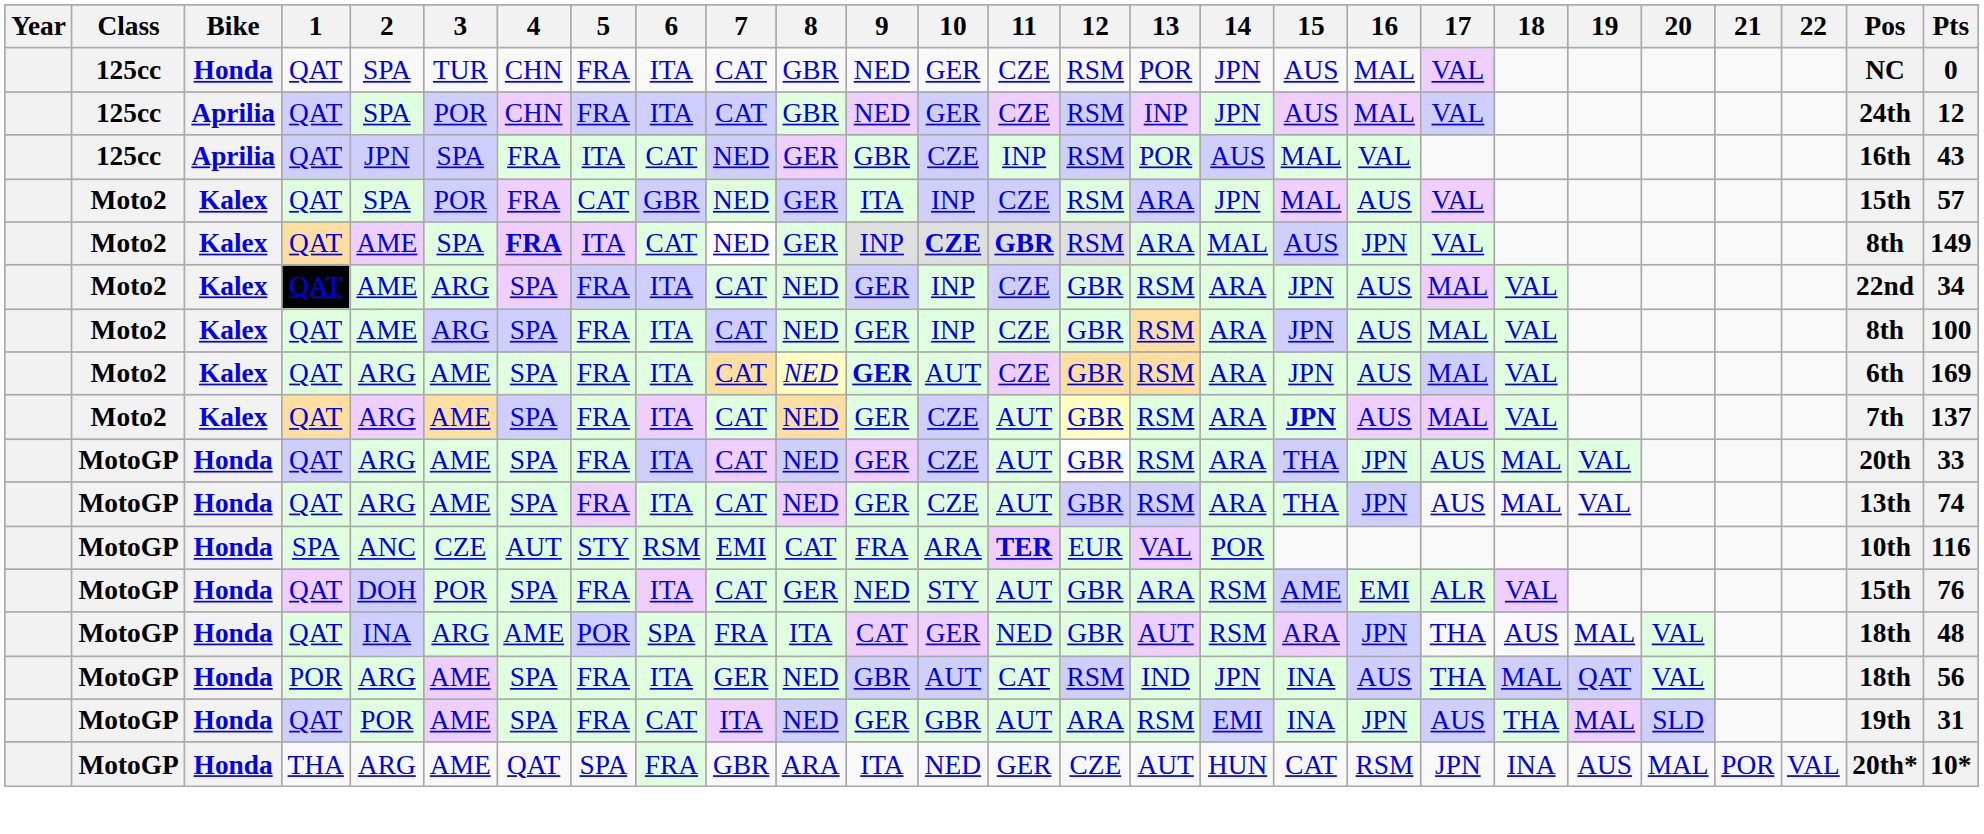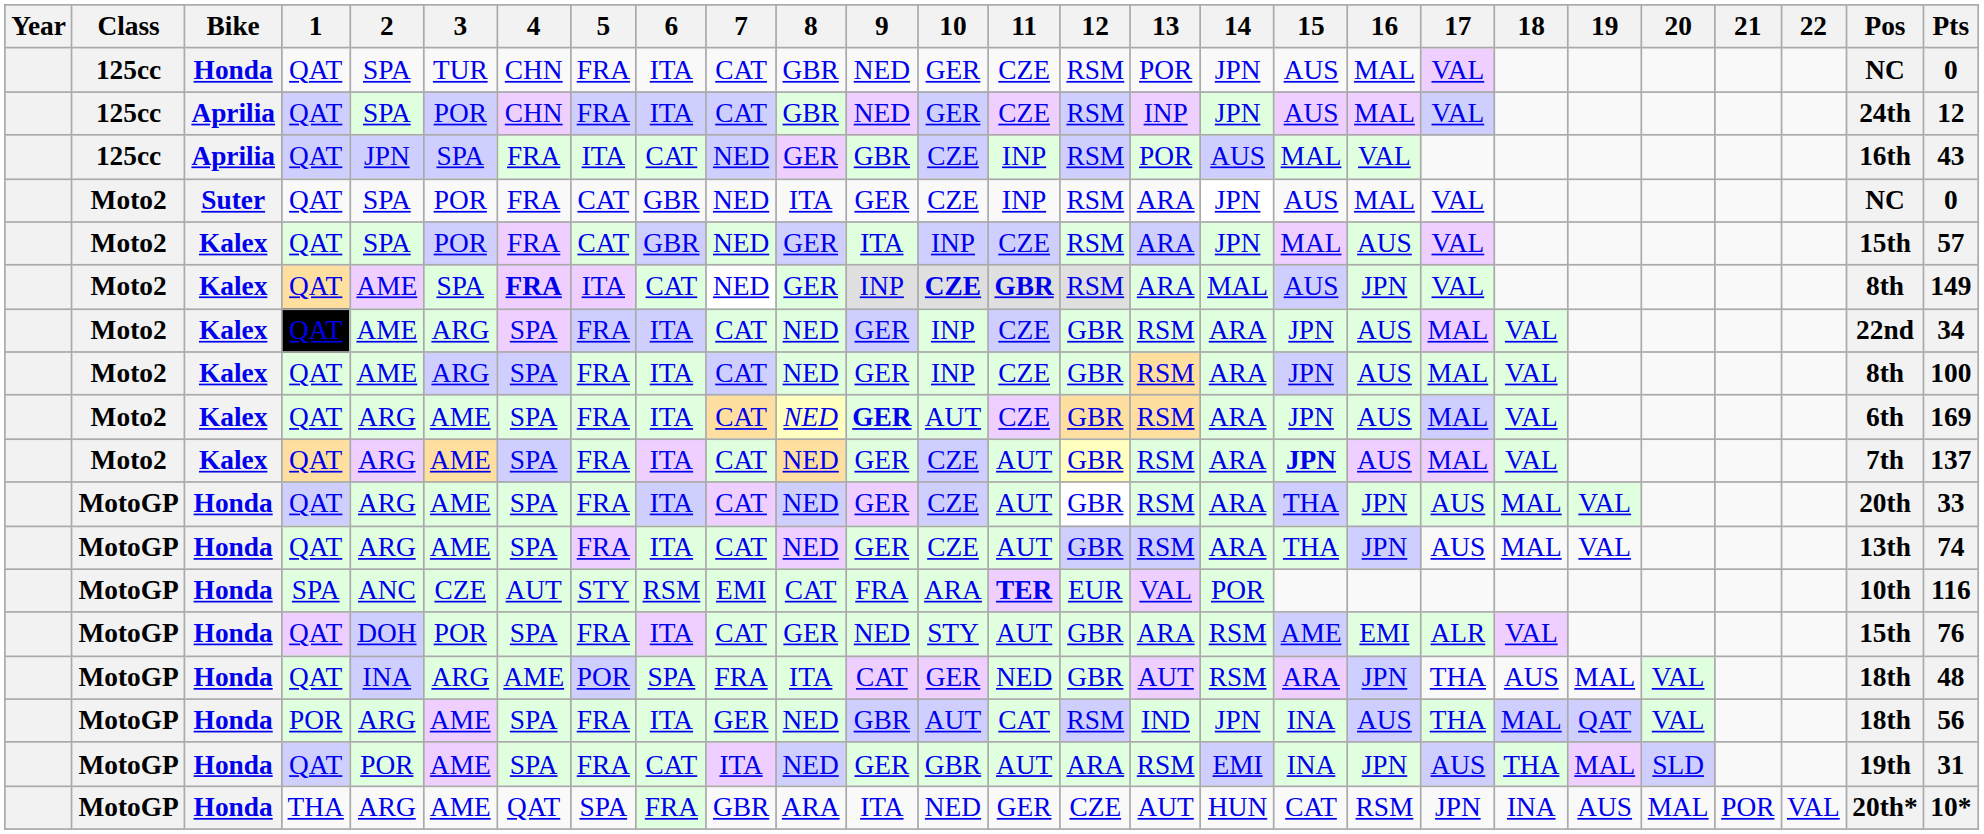+ row: (233, 199)
